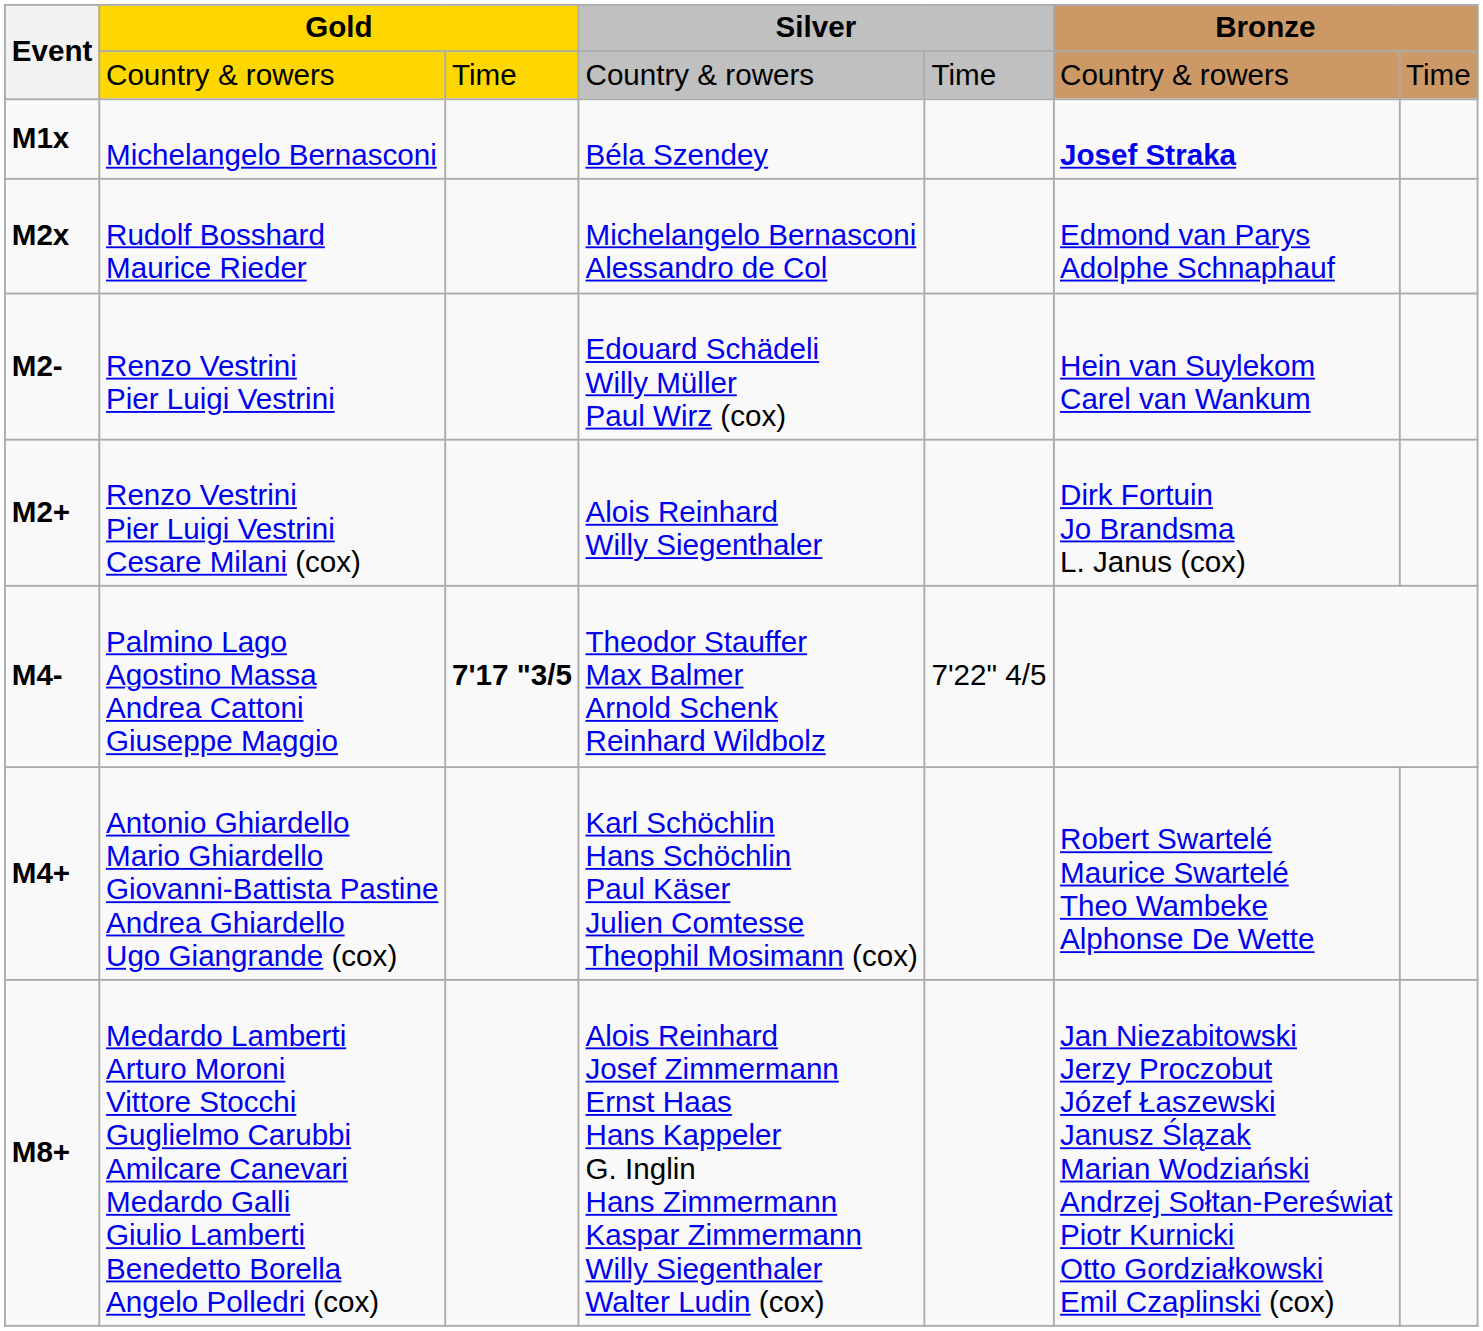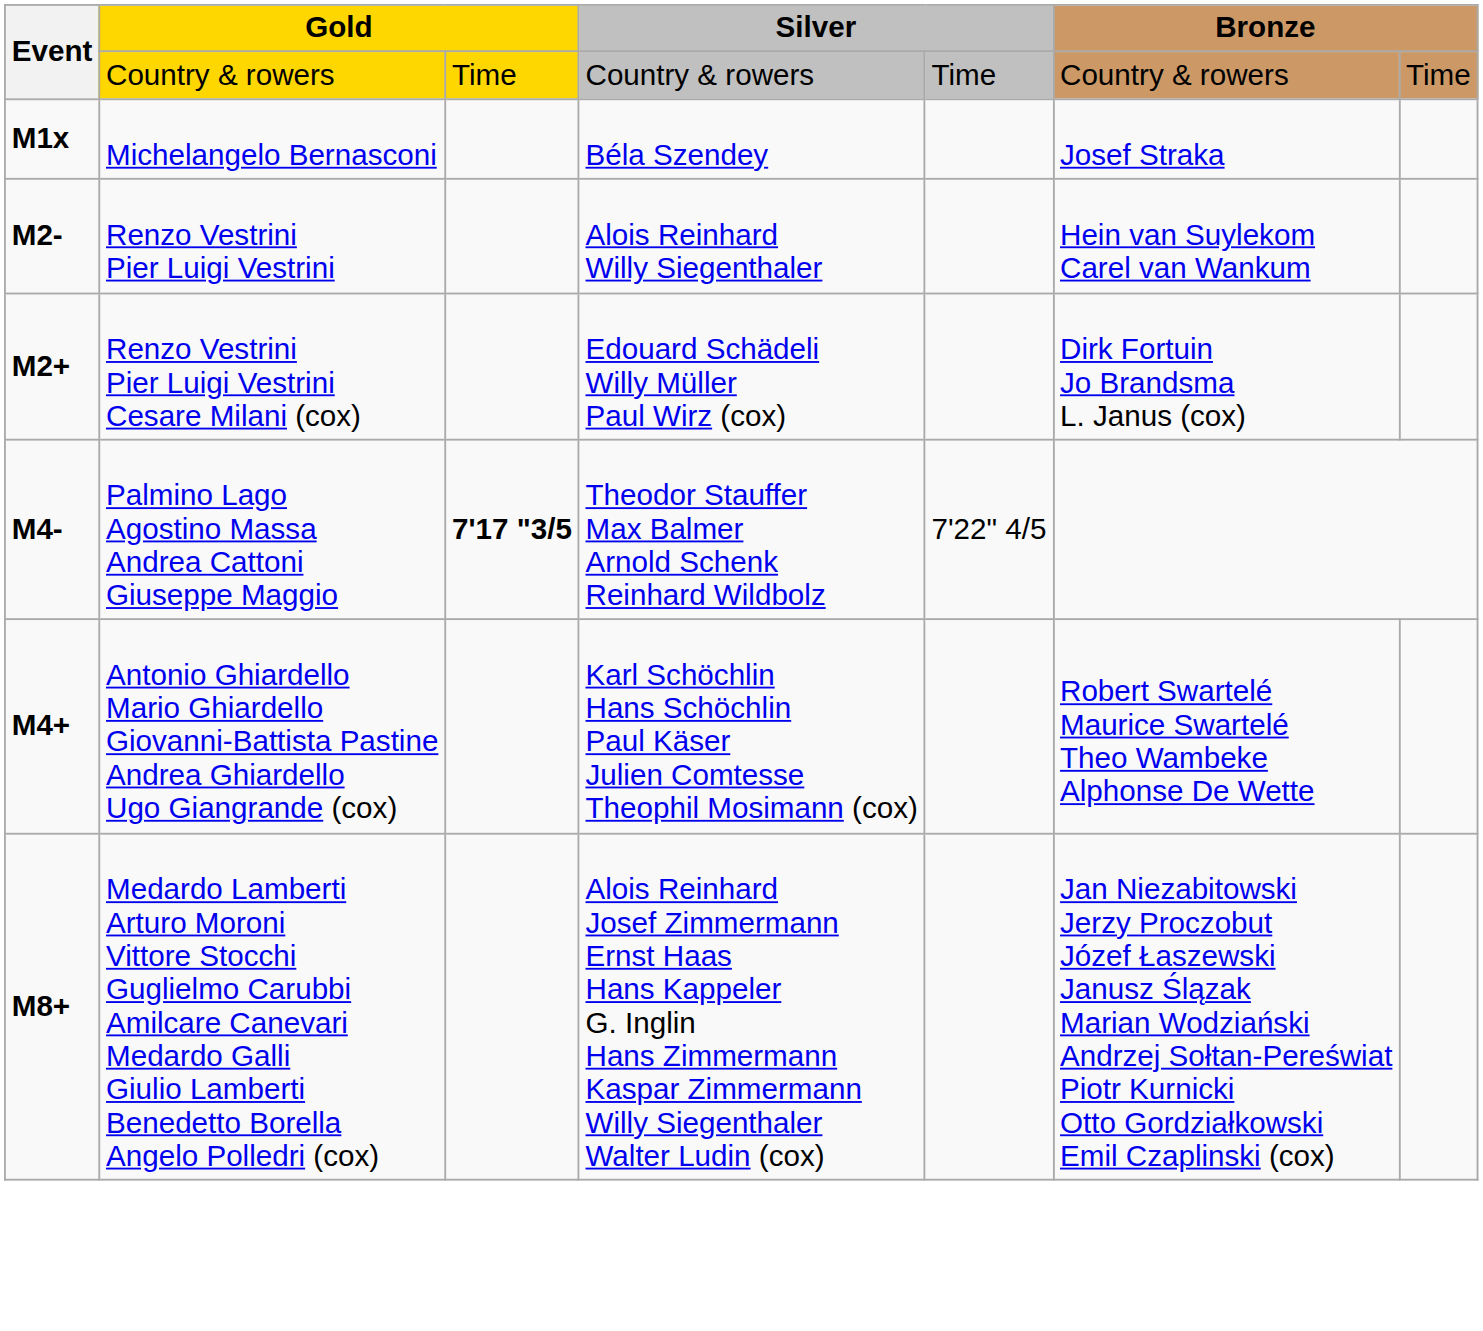(1148, 155) bold -> (1142, 155) normal
- row: (215, 252)
(702, 382) Edouard Schädeli Willy Müller Paul Wirz (cox) -> (704, 252) Alois Reinhard Willy Siegenthaler
(704, 529) Alois Reinhard Willy Siegenthaler -> (702, 382) Edouard Schädeli Willy Müller Paul Wirz (cox)
